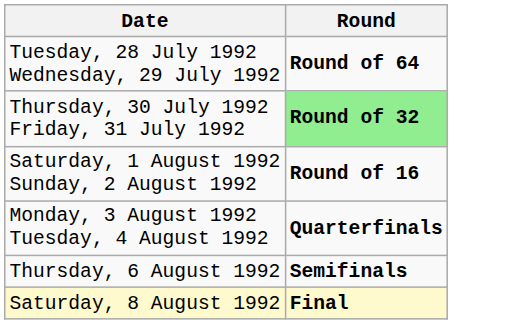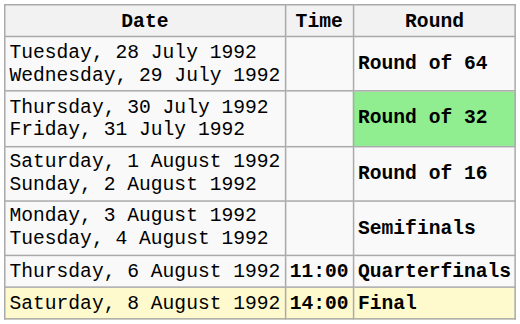+ column: (319, 21)
(366, 228) Quarterfinals -> (417, 228) Semifinals
(349, 271) Semifinals -> (435, 271) Quarterfinals
